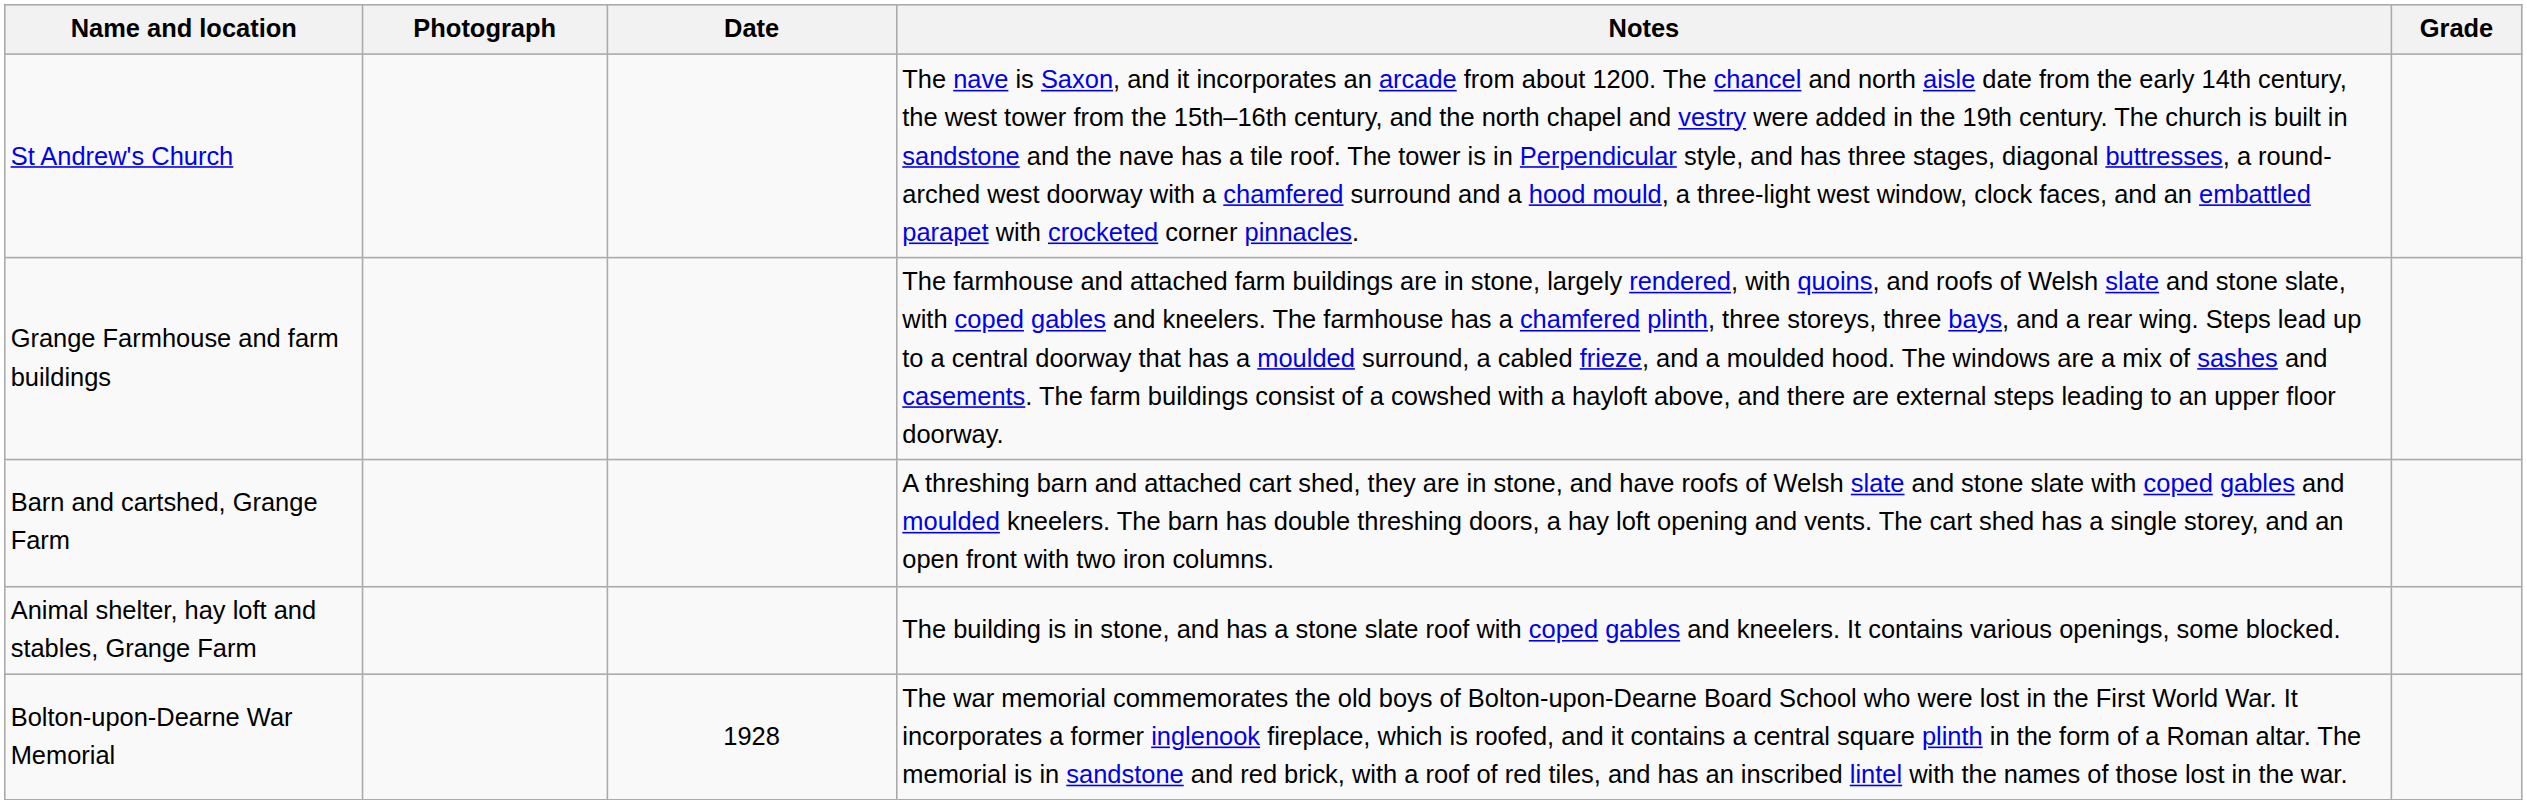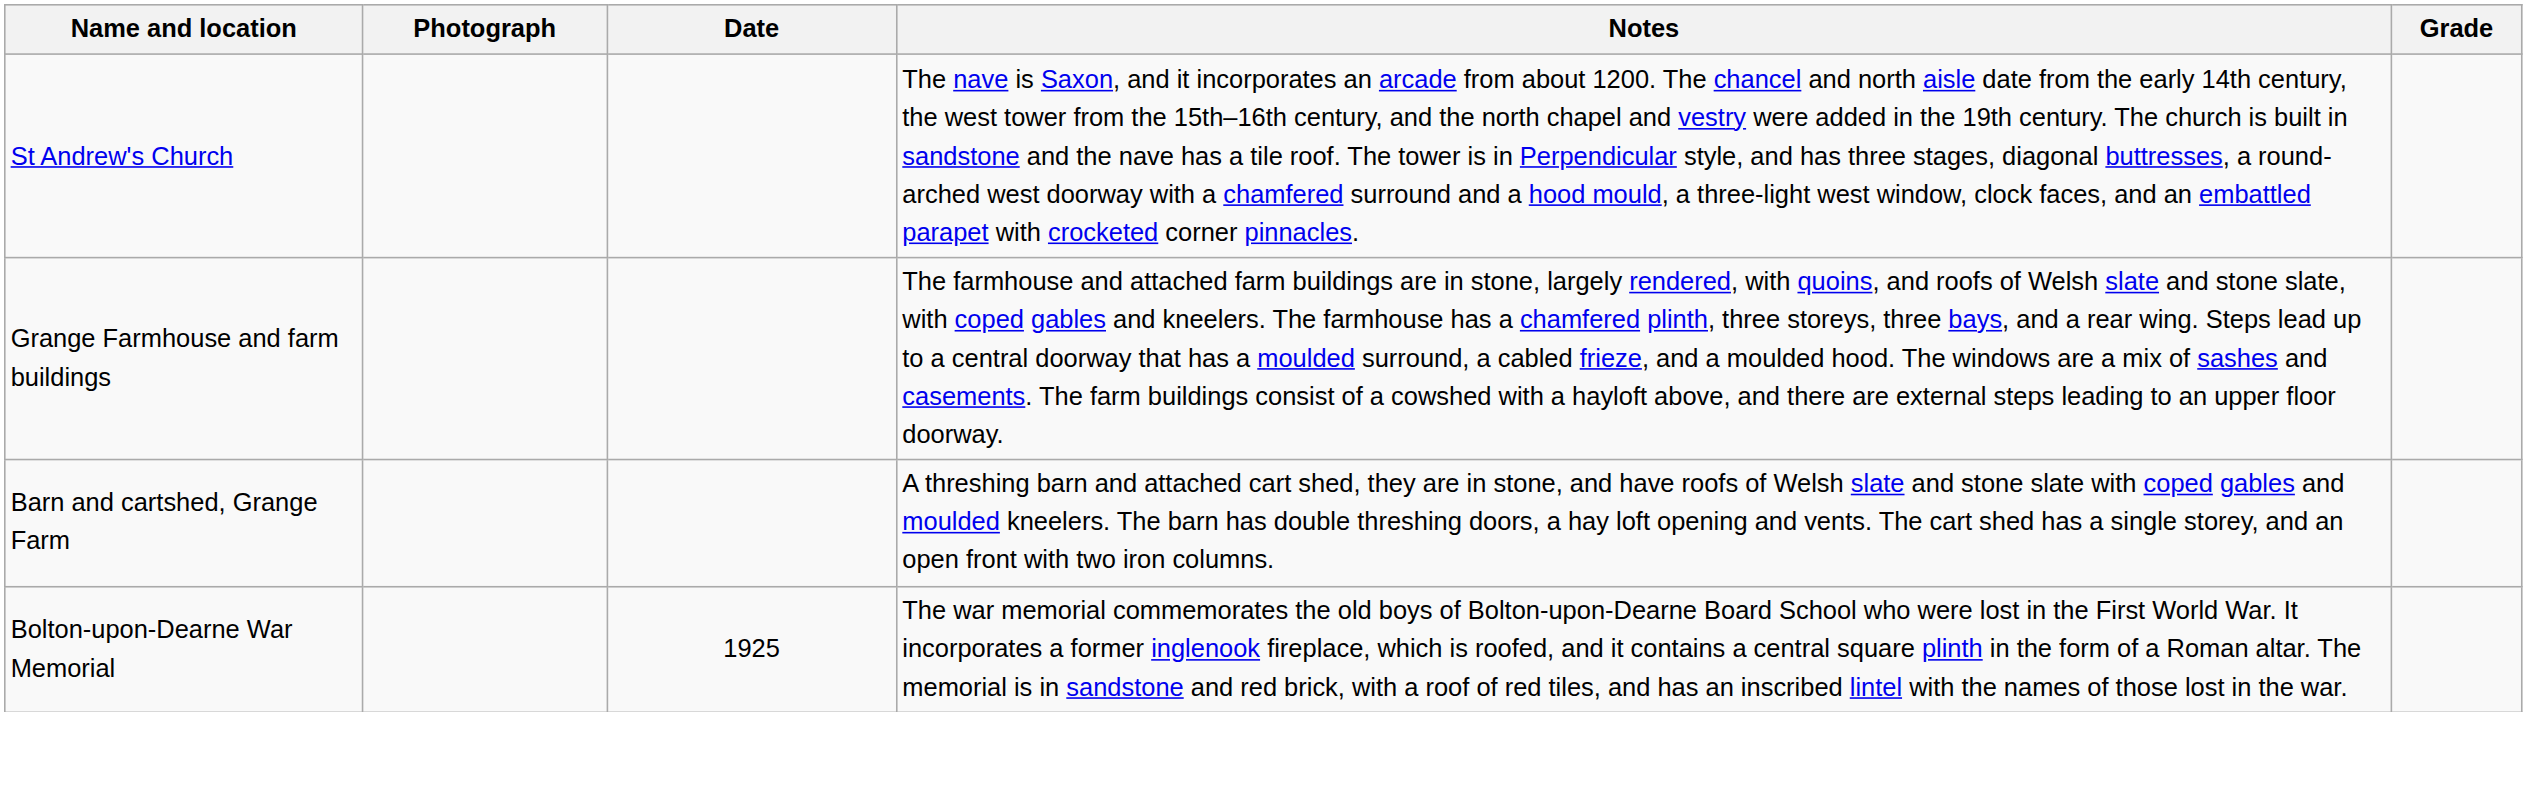- row: (163, 629)
(752, 736) 1928 -> (752, 648) 1925
